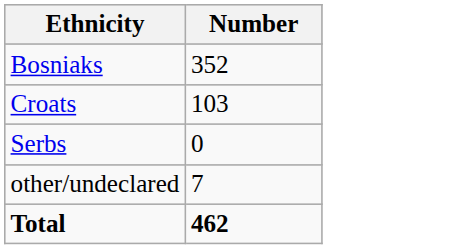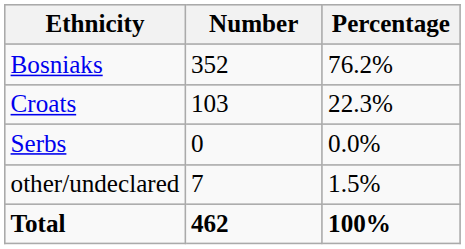+ column: (391, 24)
